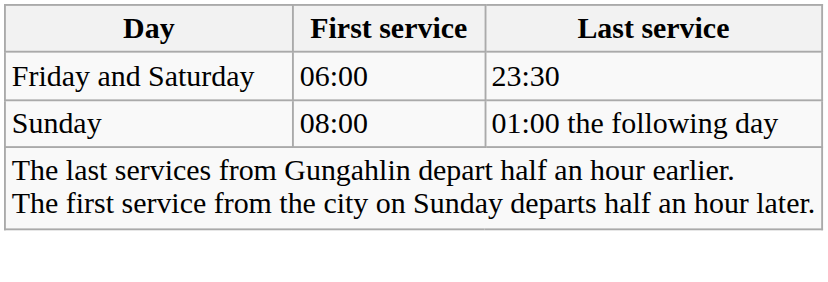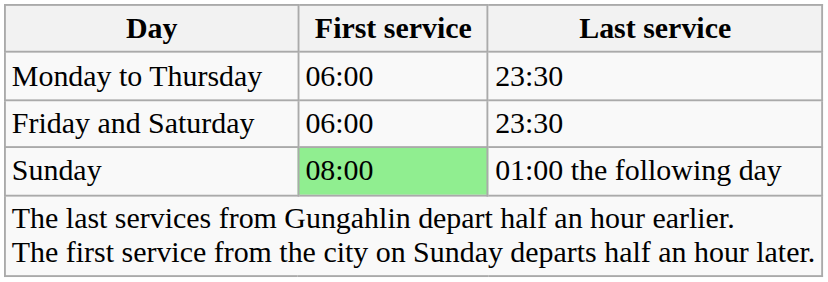+ row: (137, 75)
(334, 123) no background -> (339, 170) lightgreen background
